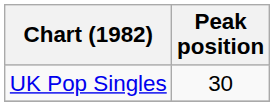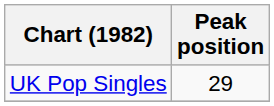(221, 82) 30 -> (221, 82) 29
